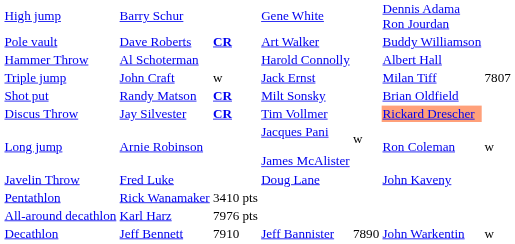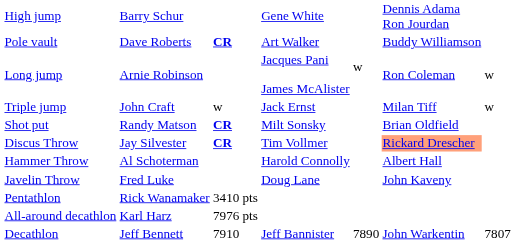rows swapped: (33, 146) <-> (46, 59)
(498, 77) 7807 -> (489, 107) w
(489, 233) w -> (498, 233) 7807
